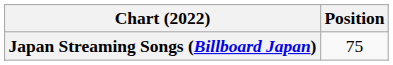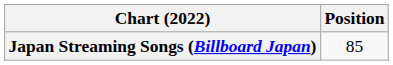(355, 45) 75 -> (355, 45) 85
